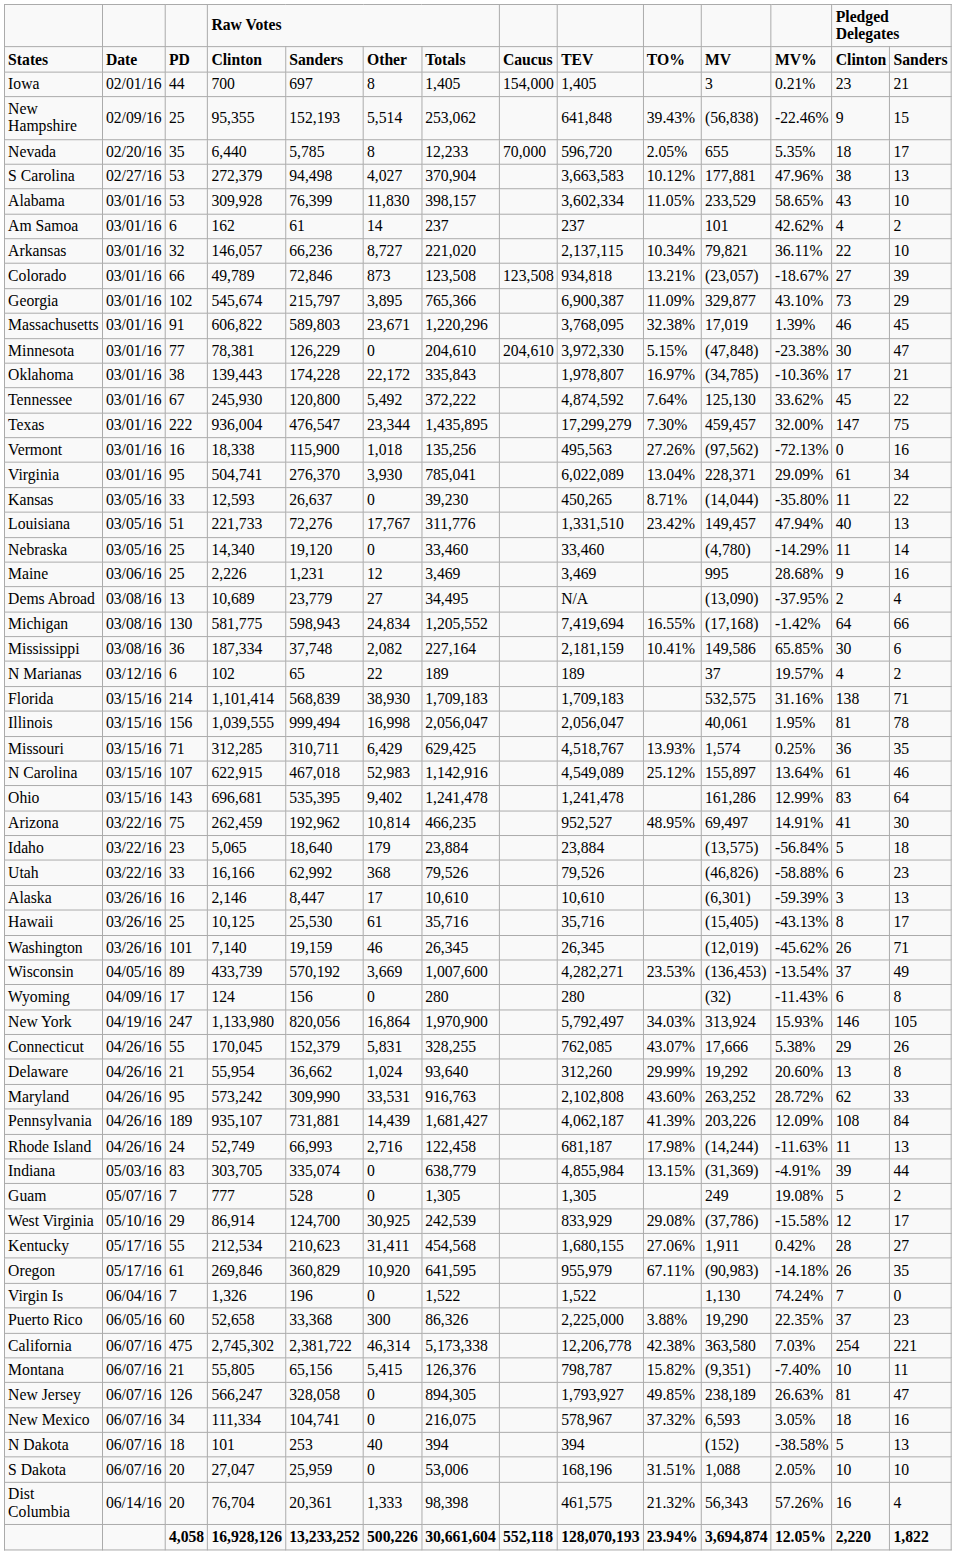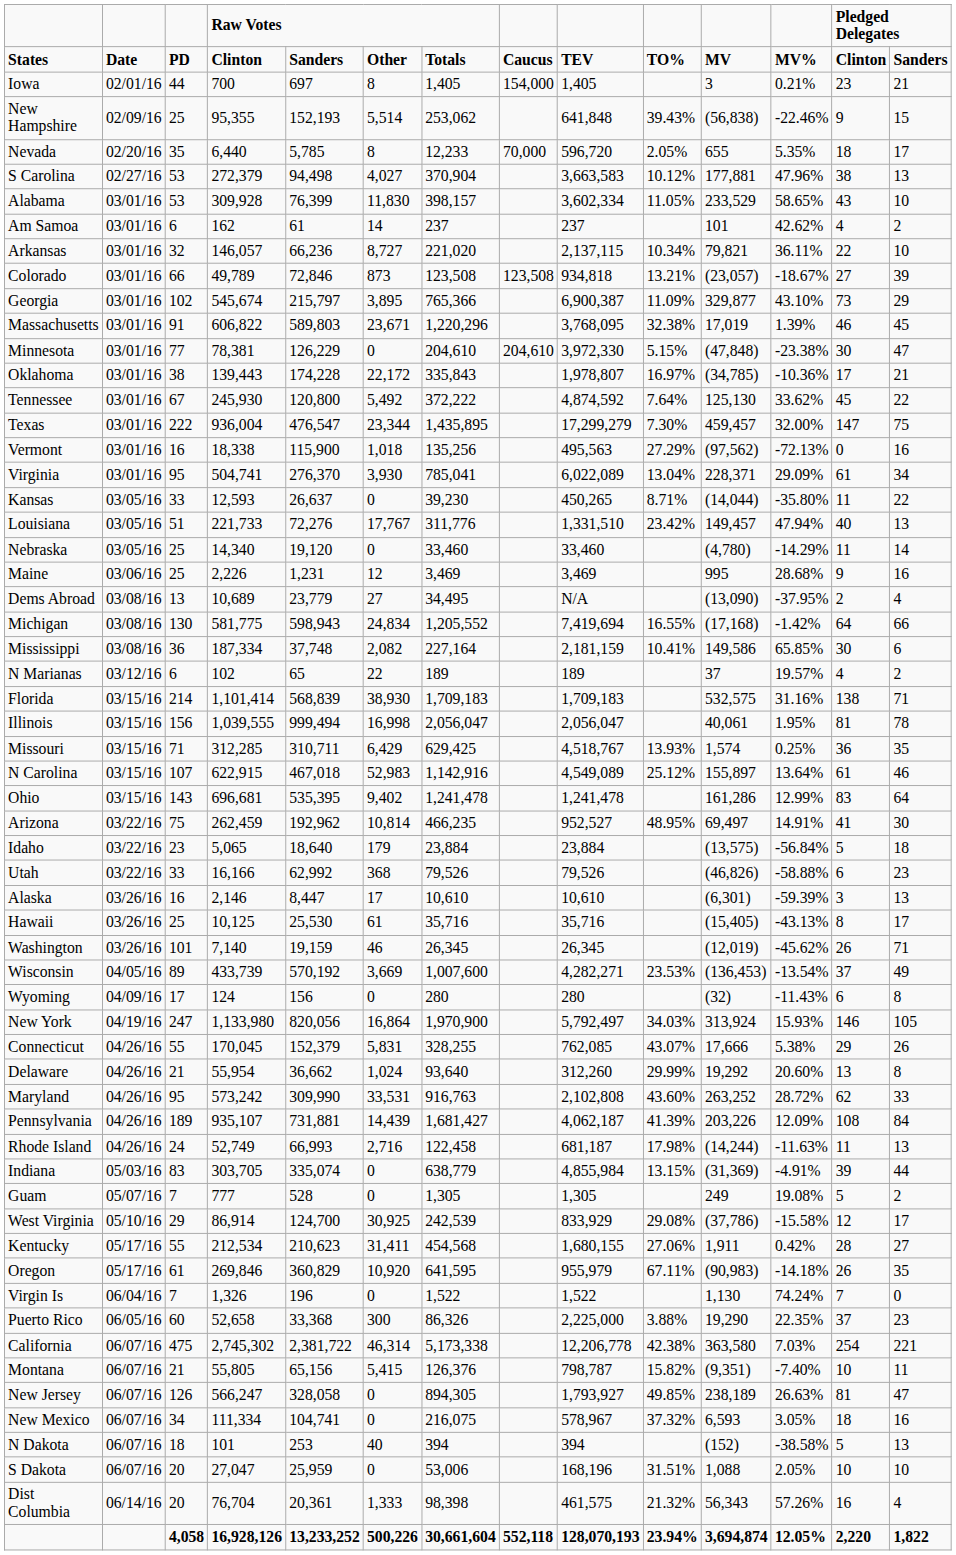(671, 450) 27.26% -> (671, 450) 27.29%
